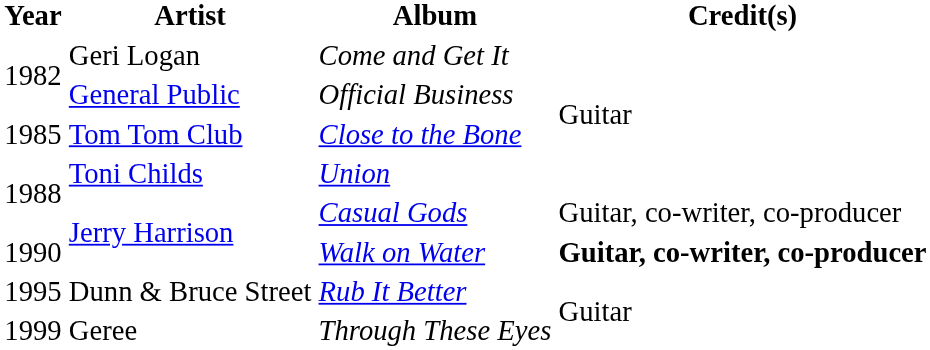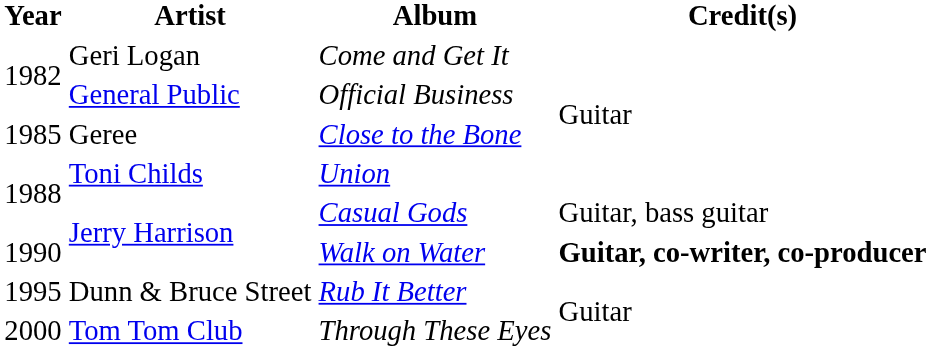(156, 134) Tom Tom Club -> (103, 134) Geree
(730, 212) Guitar, co-writer, co-producer -> (663, 212) Guitar, bass guitar
(33, 331) 1999 -> (33, 331) 2000
(103, 331) Geree -> (156, 331) Tom Tom Club
